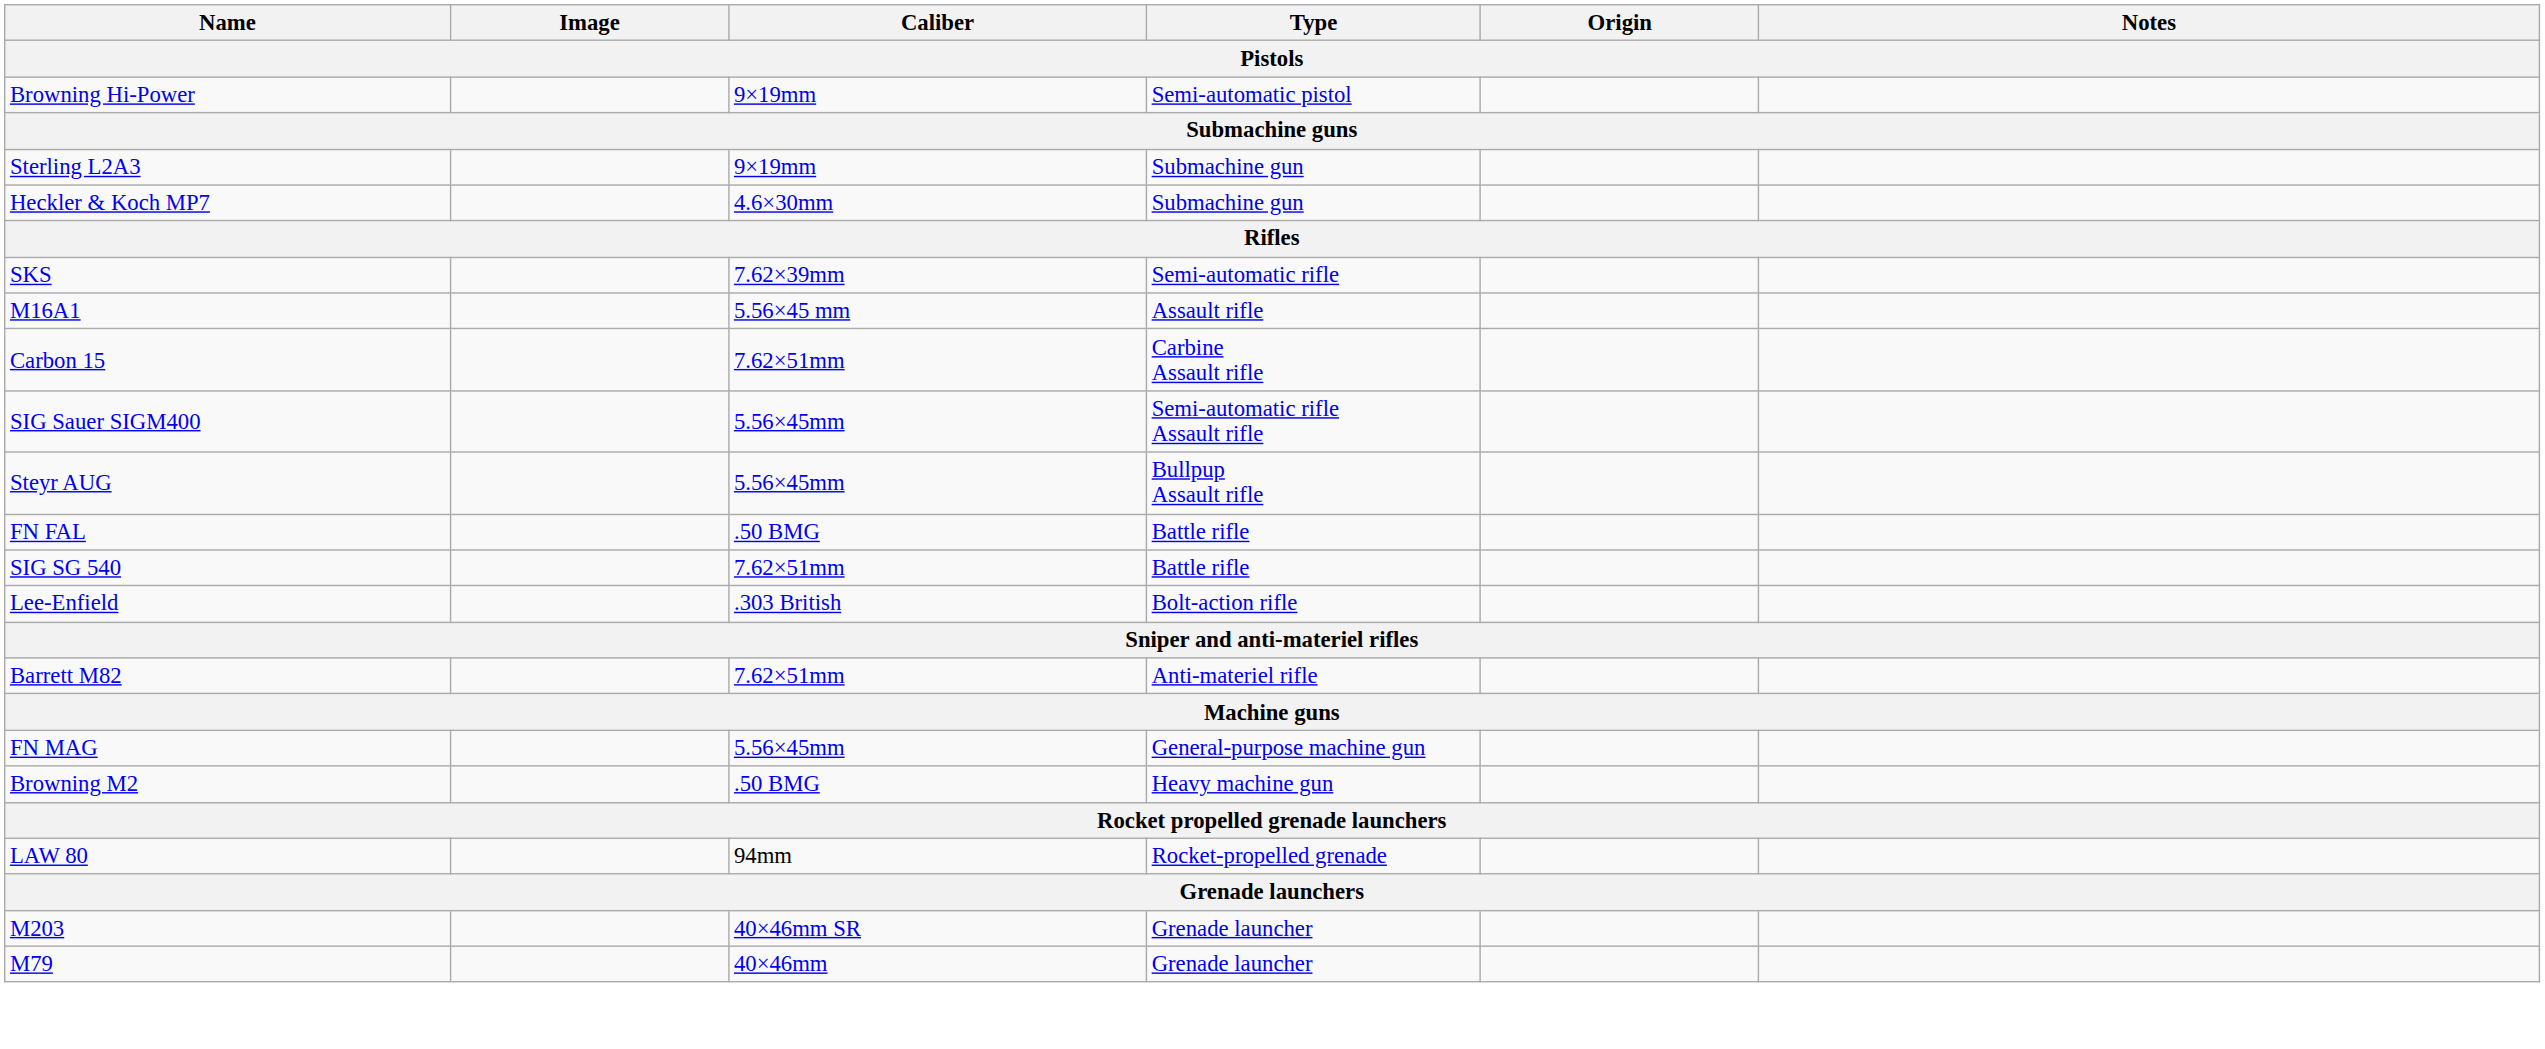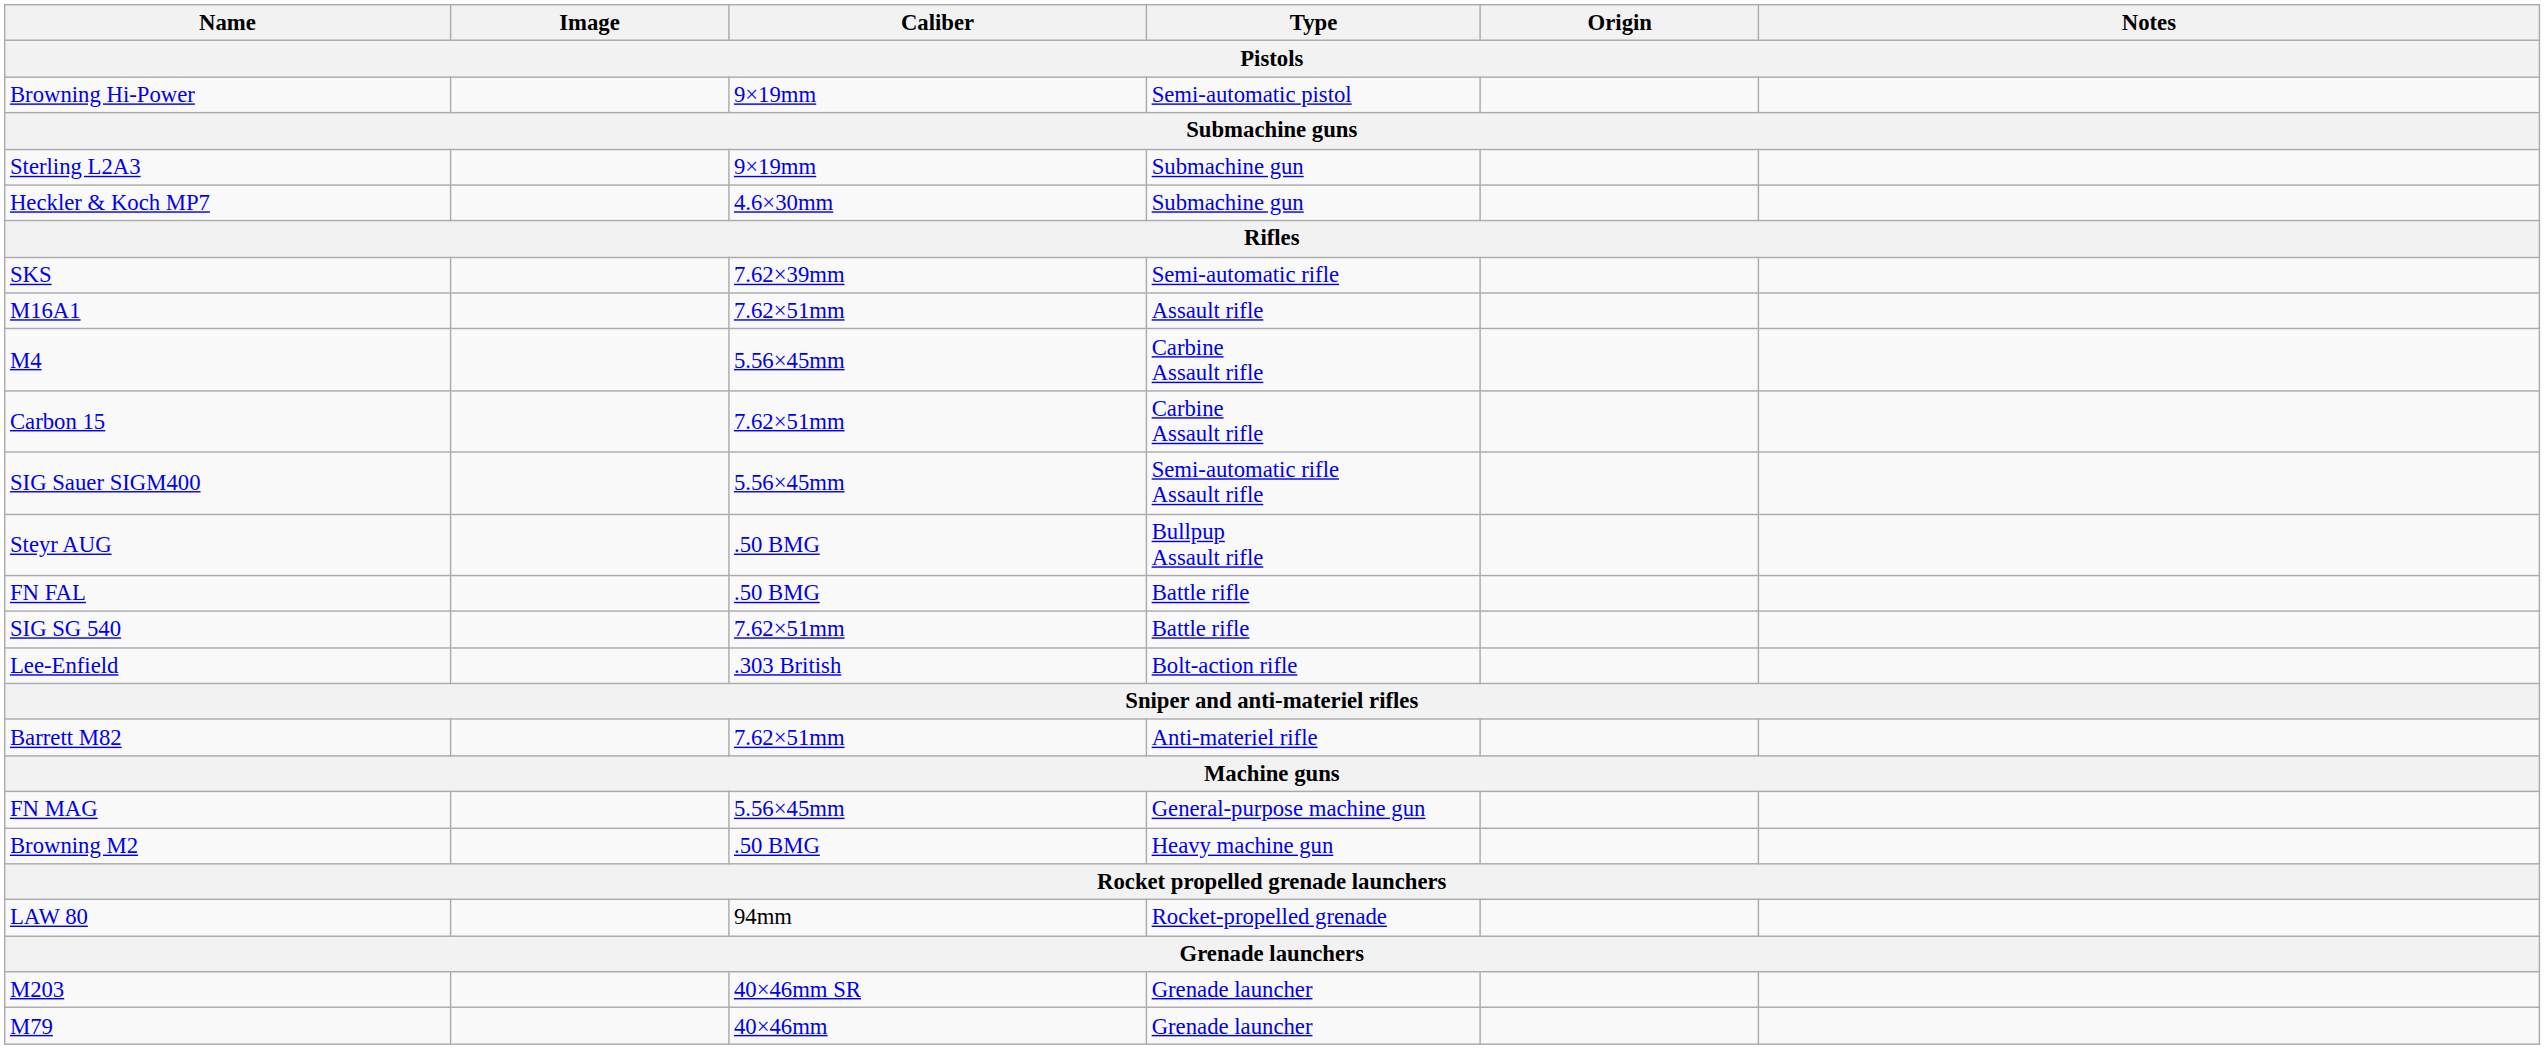(792, 310) 5.56×45 mm -> (789, 310) 7.62×51mm
+ row: (26, 359)
(789, 482) 5.56×45mm -> (777, 544) .50 BMG
